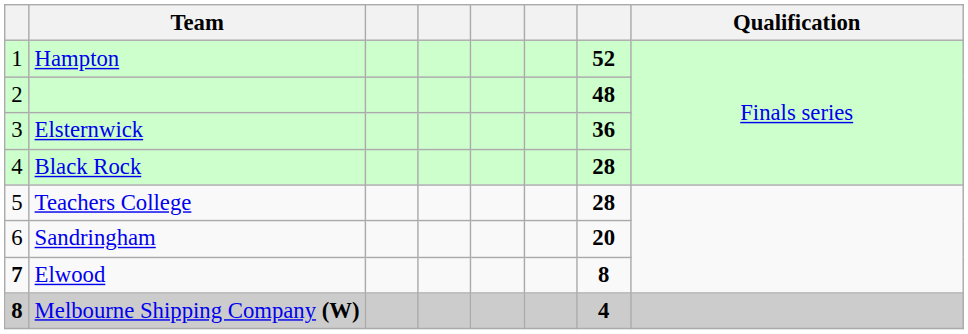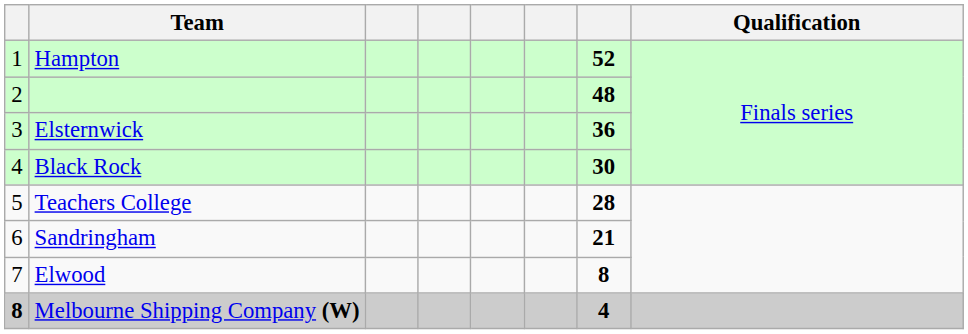(604, 166) 28 -> (604, 166) 30
(604, 238) 20 -> (604, 238) 21
(17, 274) bold -> (17, 274) normal
